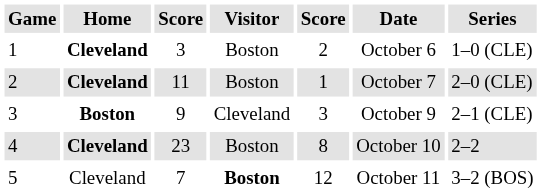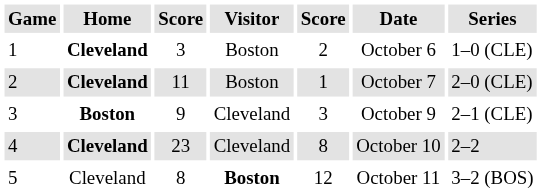(252, 146) Boston -> (252, 146) Cleveland
(181, 177) 7 -> (181, 177) 8
